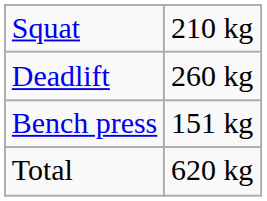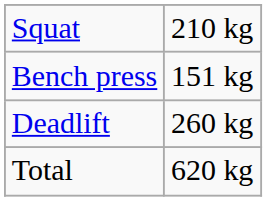rows swapped: (85, 123) <-> (61, 75)
